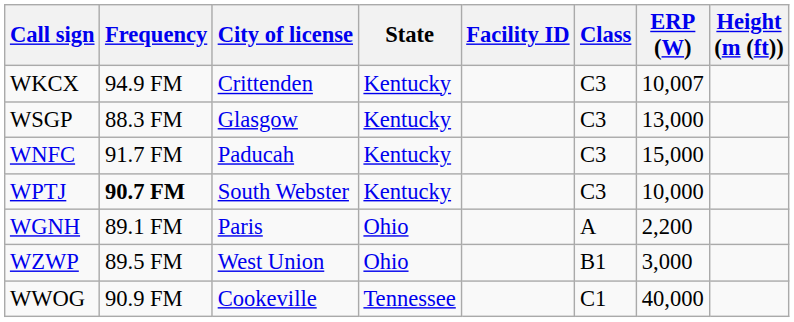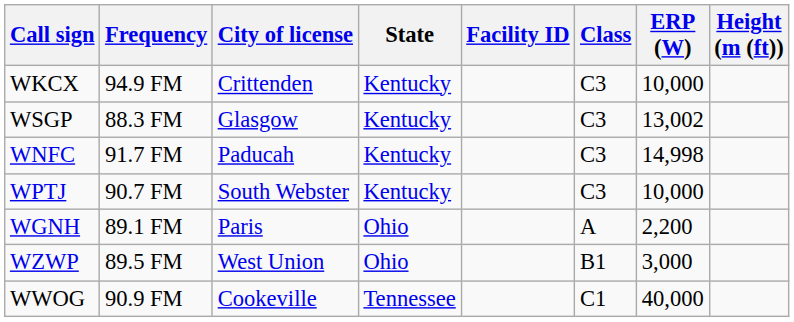(673, 83) 10,007 -> (673, 83) 10,000
(673, 119) 13,000 -> (673, 119) 13,002
(673, 155) 15,000 -> (673, 155) 14,998
(145, 190) bold -> (144, 190) normal
